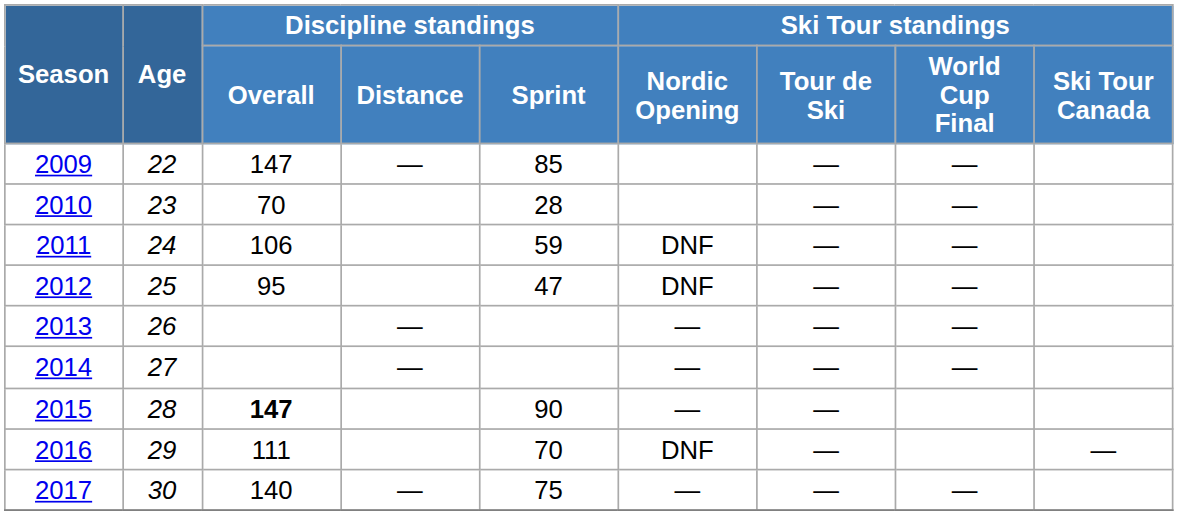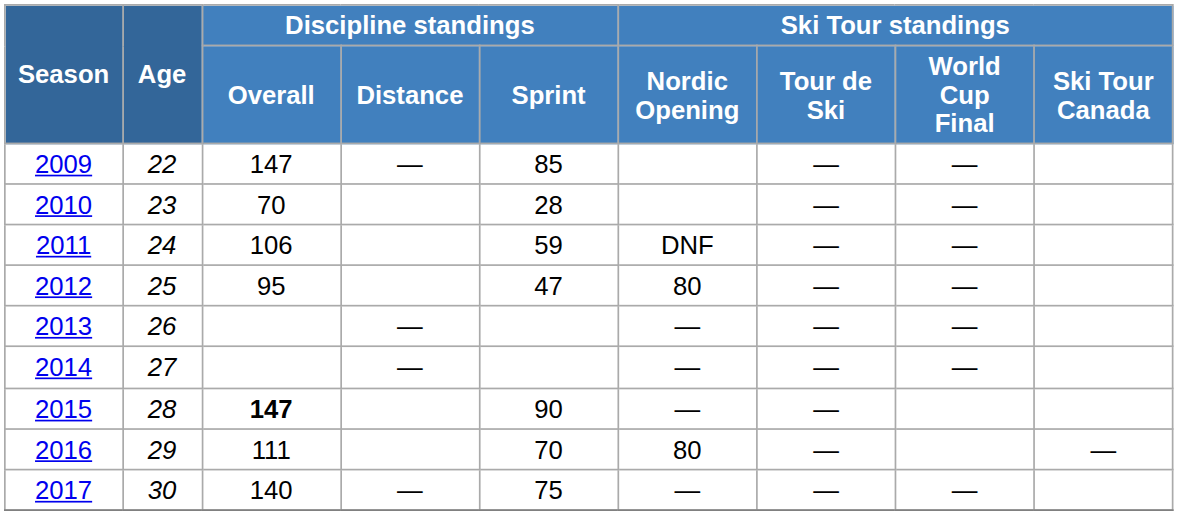(687, 286) DNF -> (687, 286) 80
(687, 449) DNF -> (687, 449) 80
